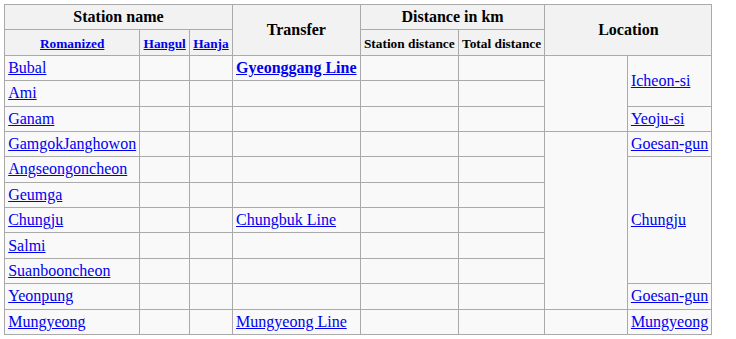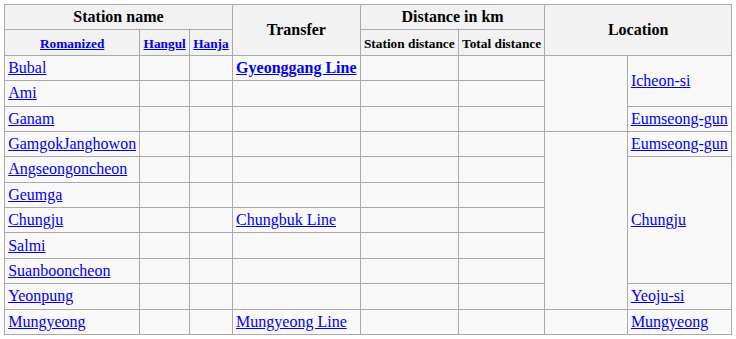(658, 118) Yeoju-si -> (679, 118) Eumseong-gun
(670, 144) Goesan-gun -> (679, 144) Eumseong-gun
(670, 296) Goesan-gun -> (658, 296) Yeoju-si
